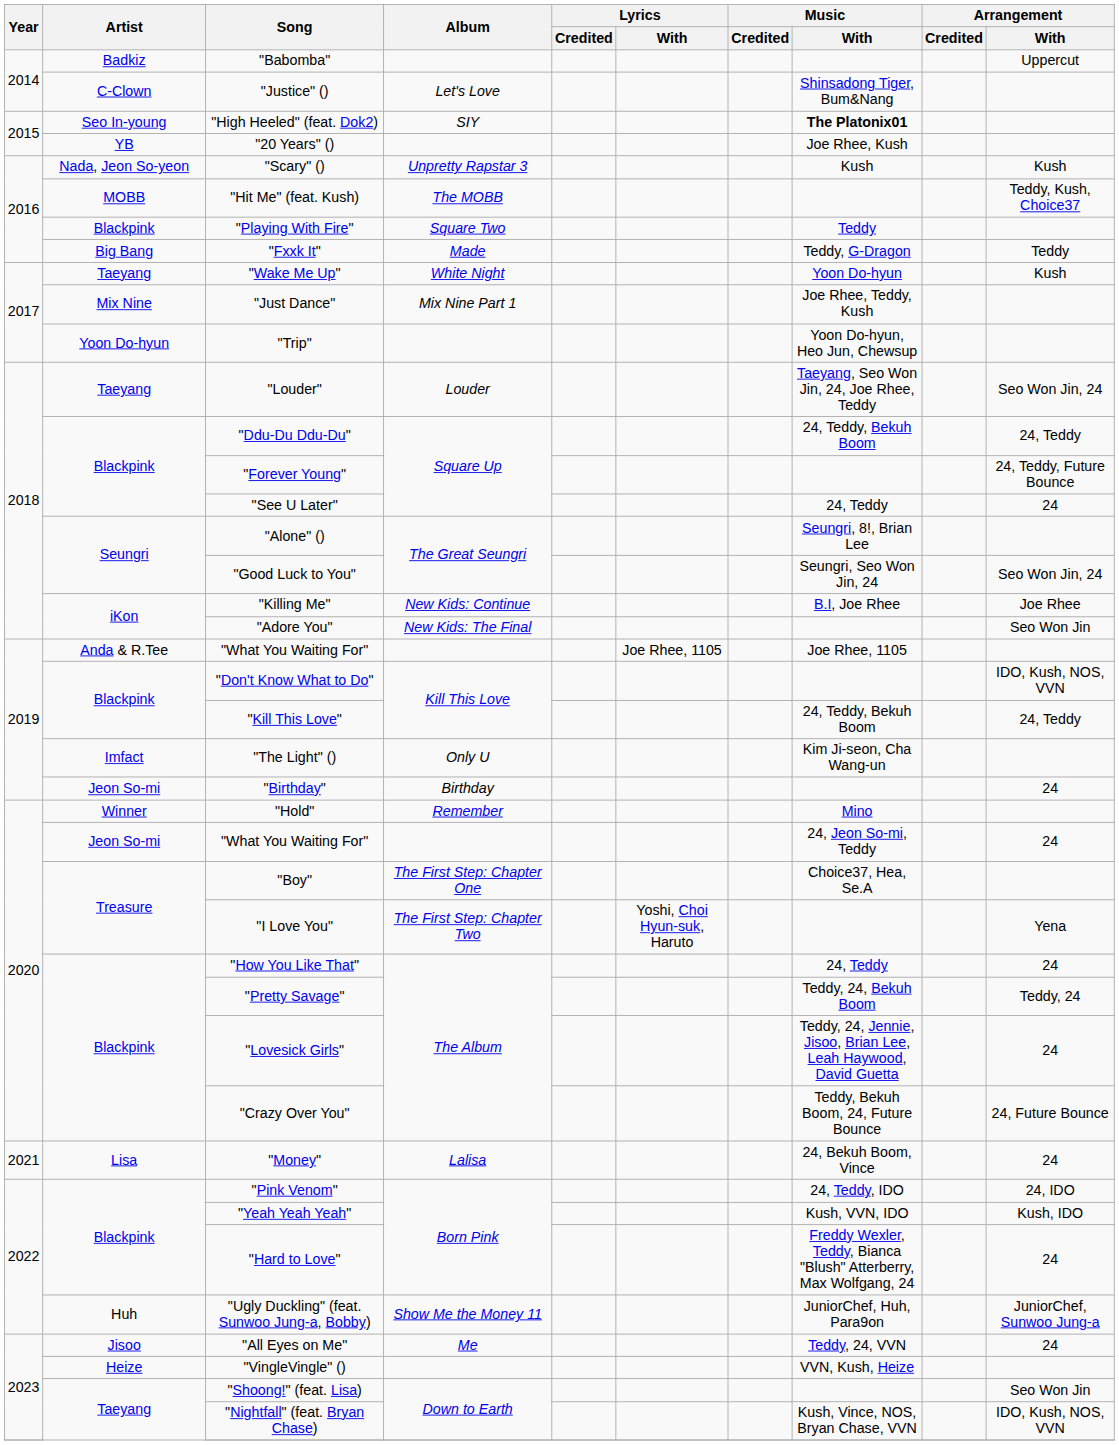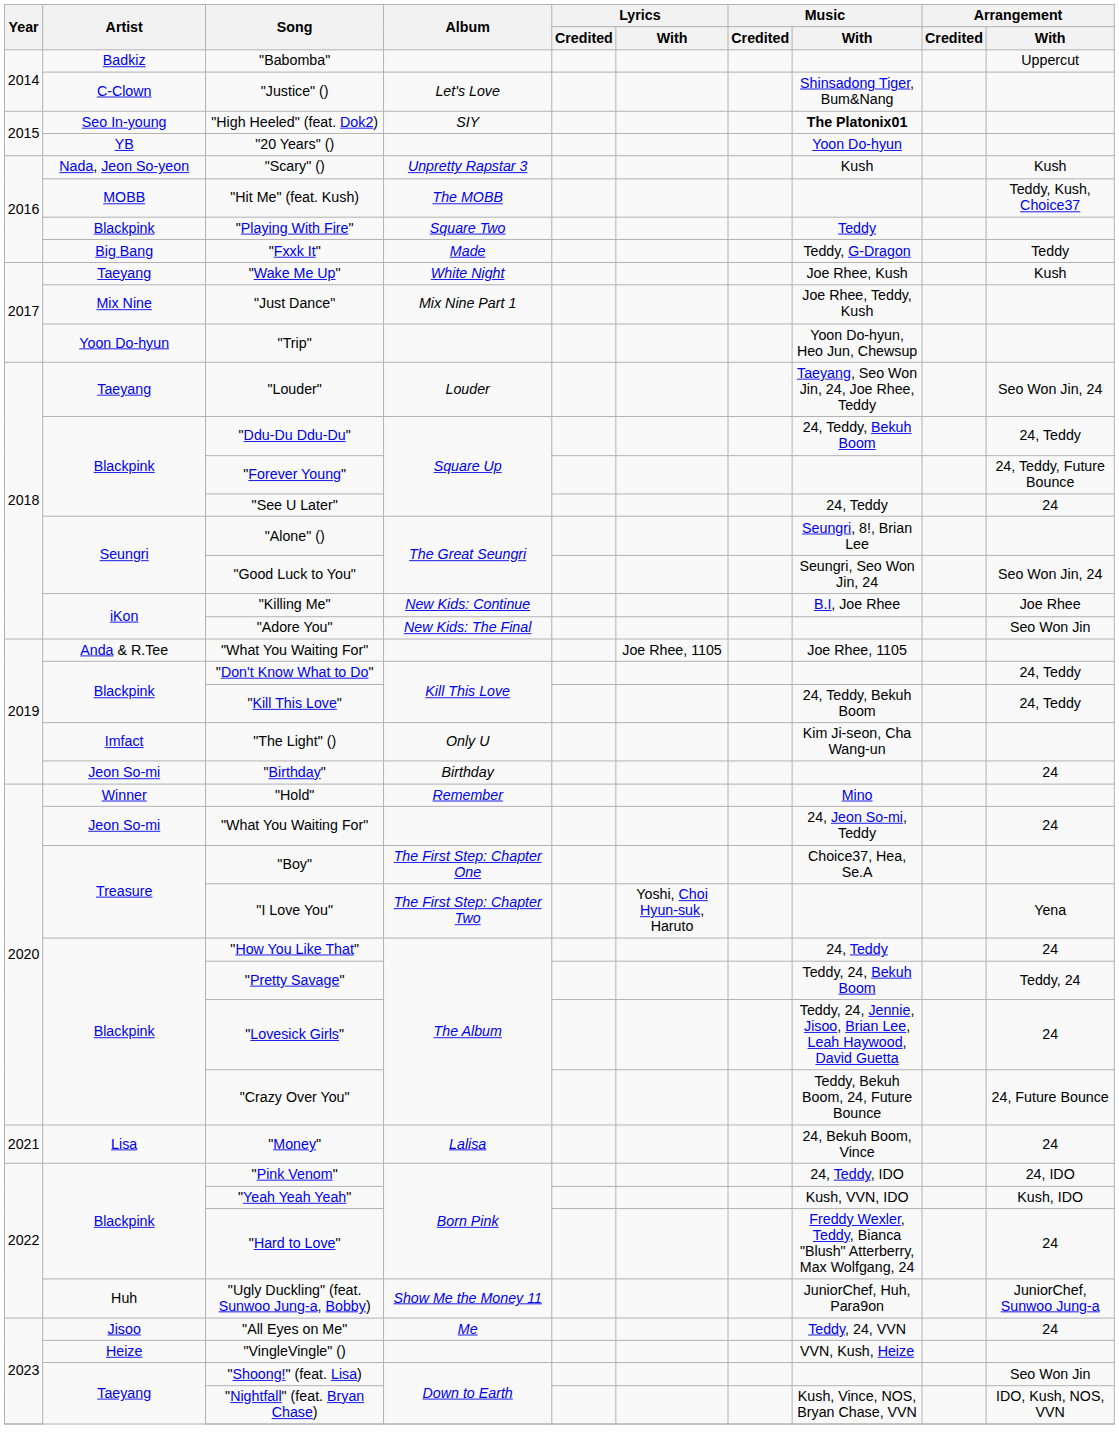(857, 144) Joe Rhee, Kush -> (857, 144) Yoon Do-hyun
(857, 273) Yoon Do-hyun -> (857, 273) Joe Rhee, Kush
(1050, 680) IDO, Kush, NOS, VVN -> (1050, 672) 24, Teddy
